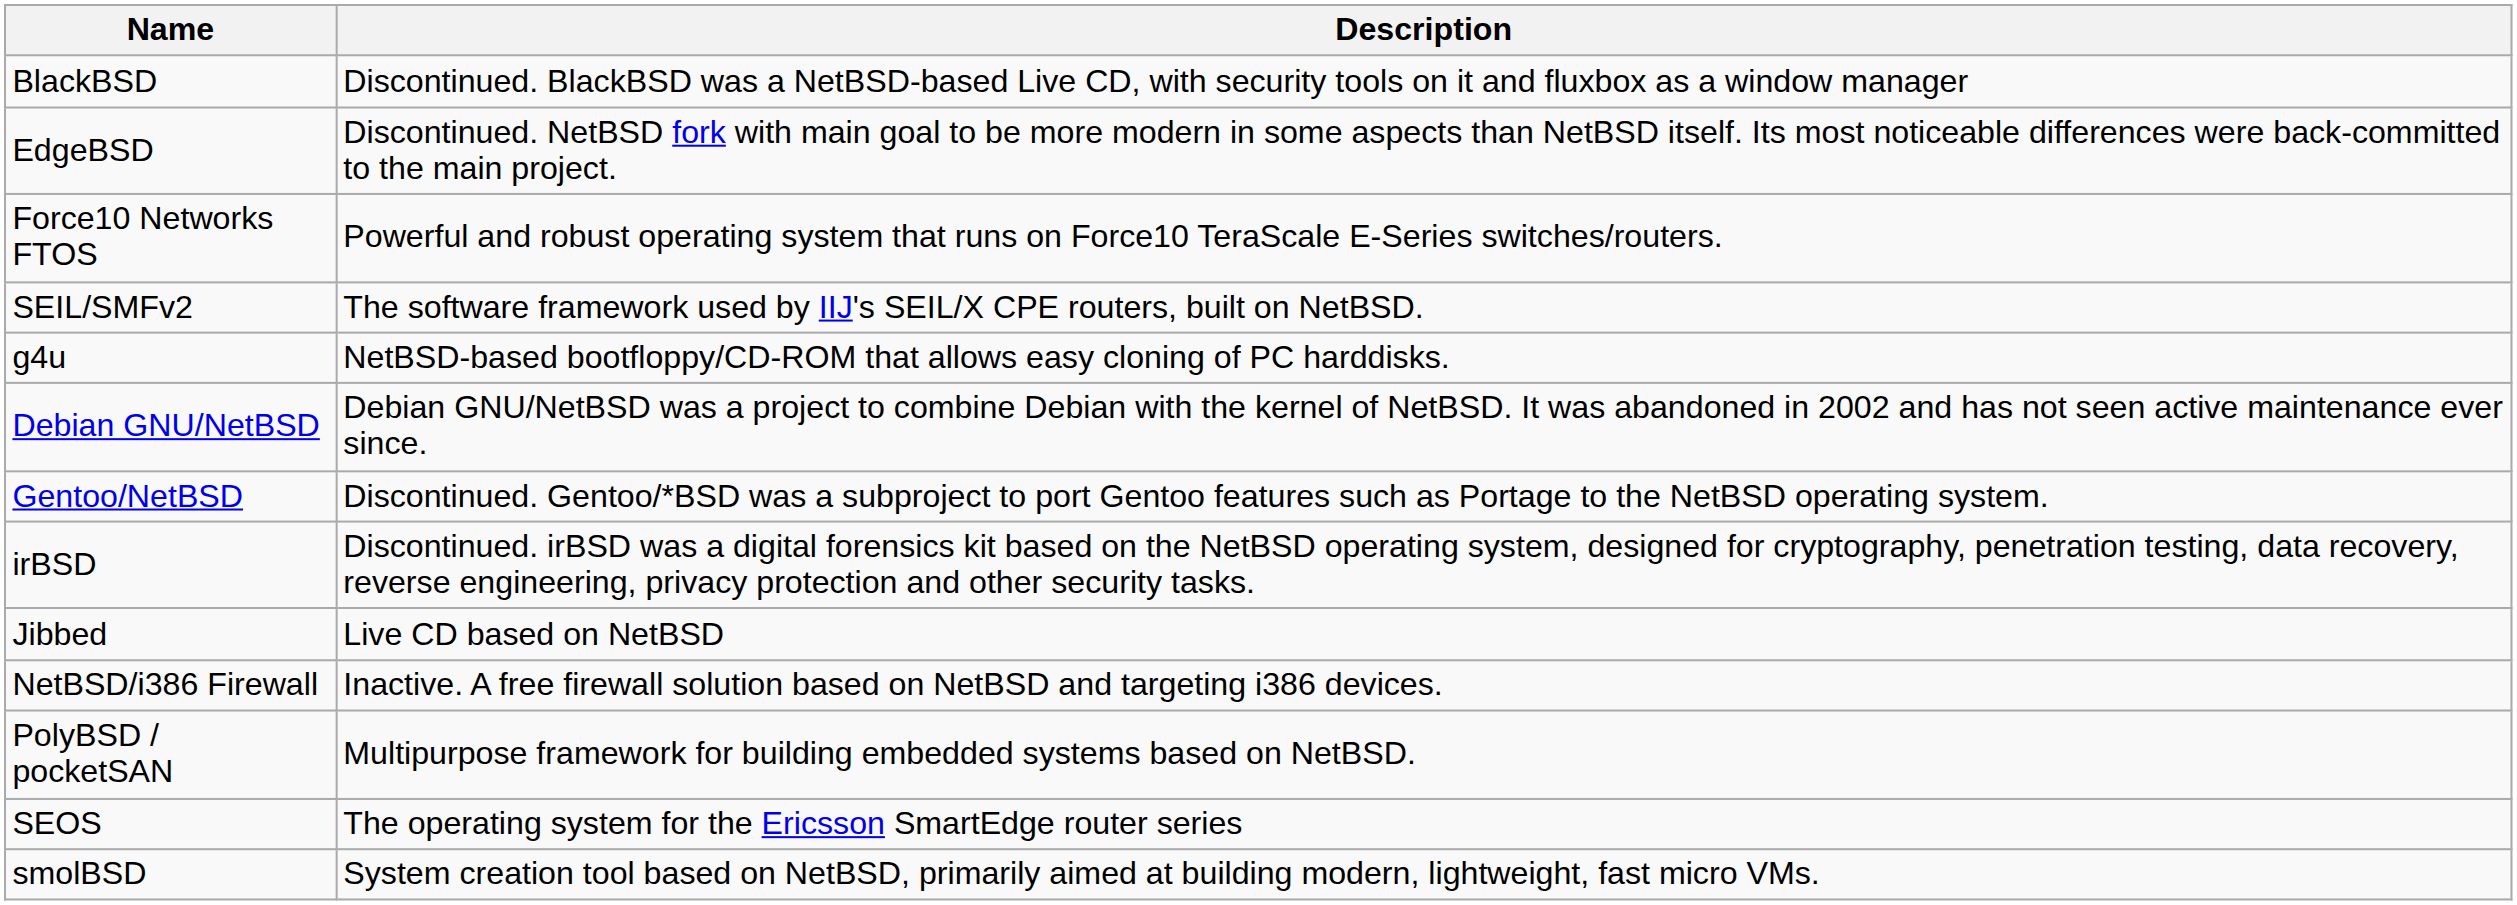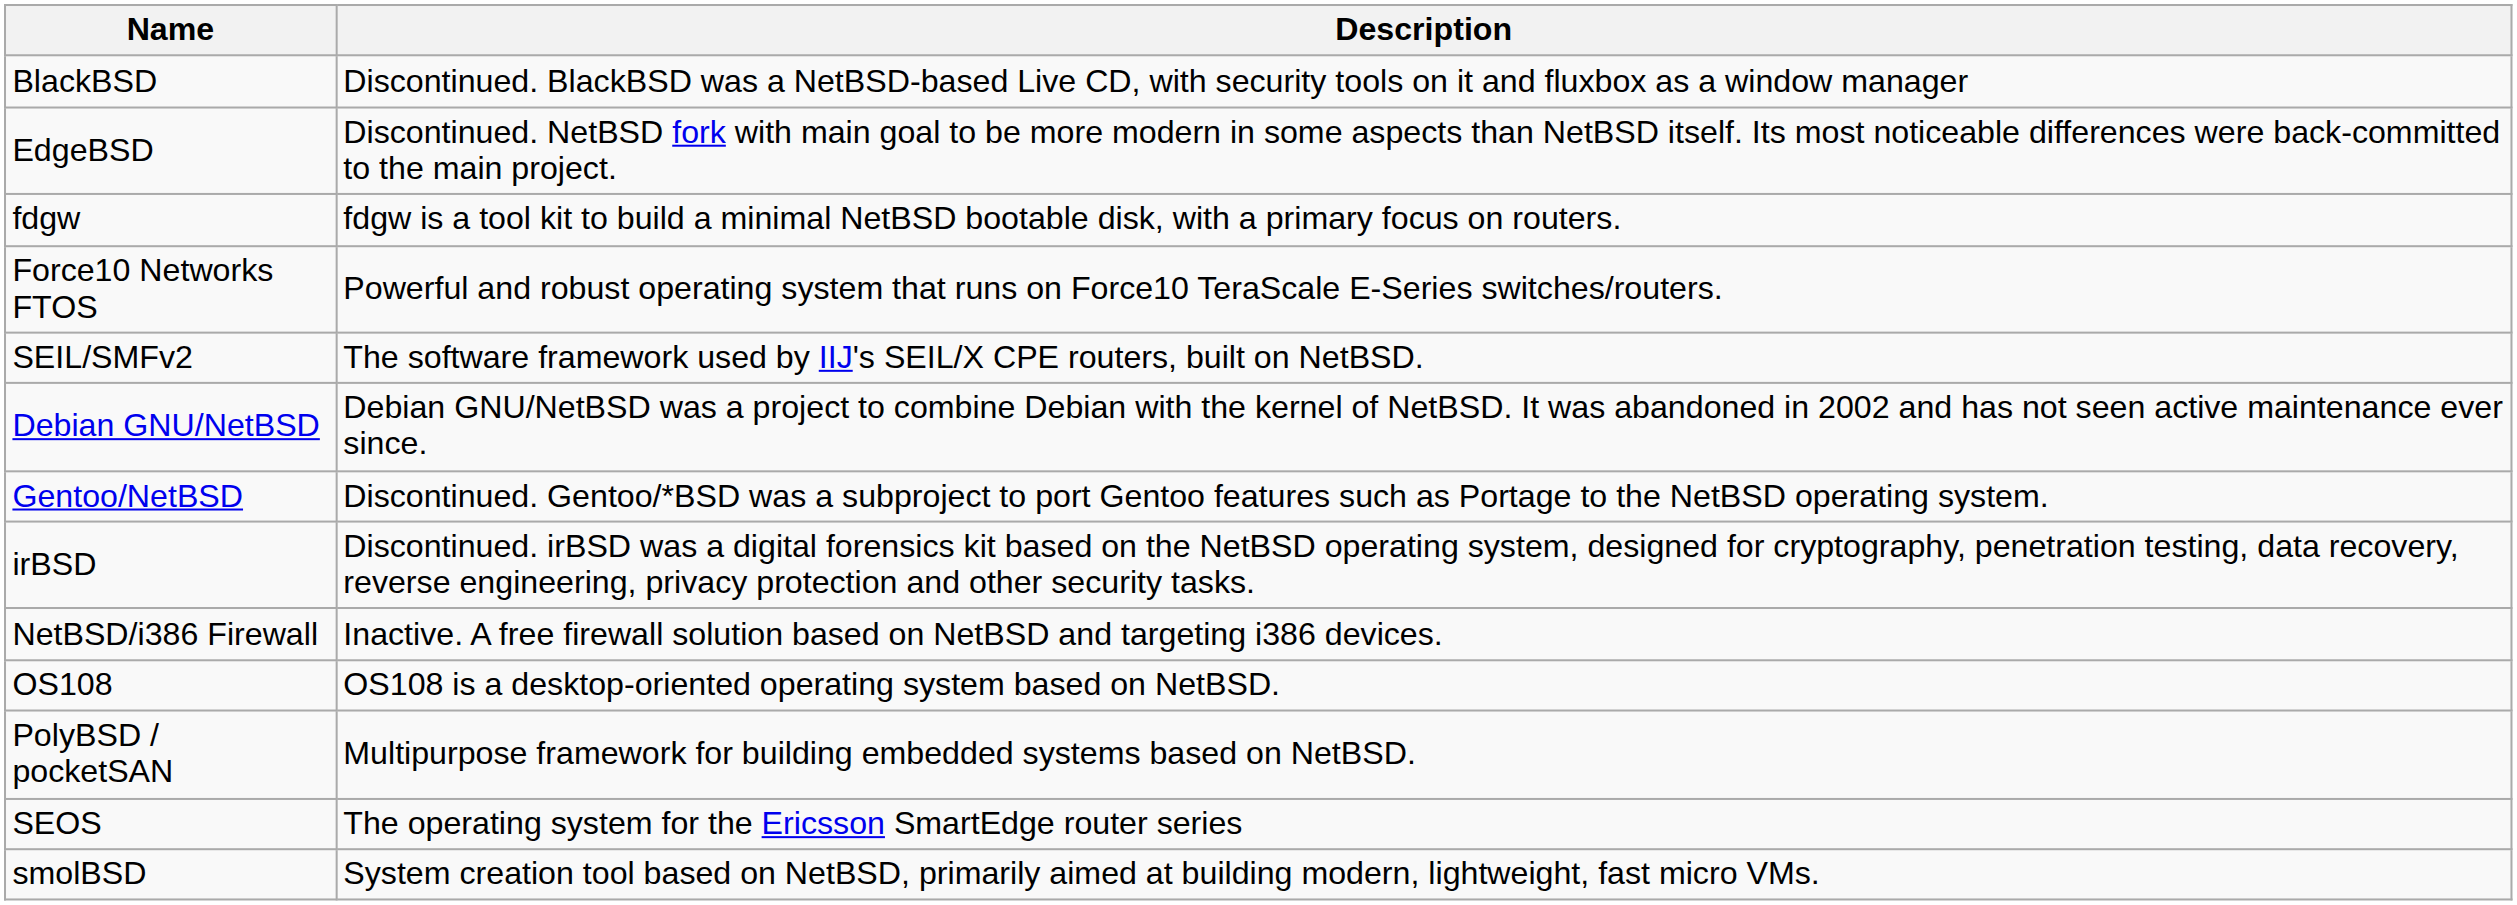+ row: (46, 219)
- row: (39, 357)
- row: (60, 633)
+ row: (62, 684)
